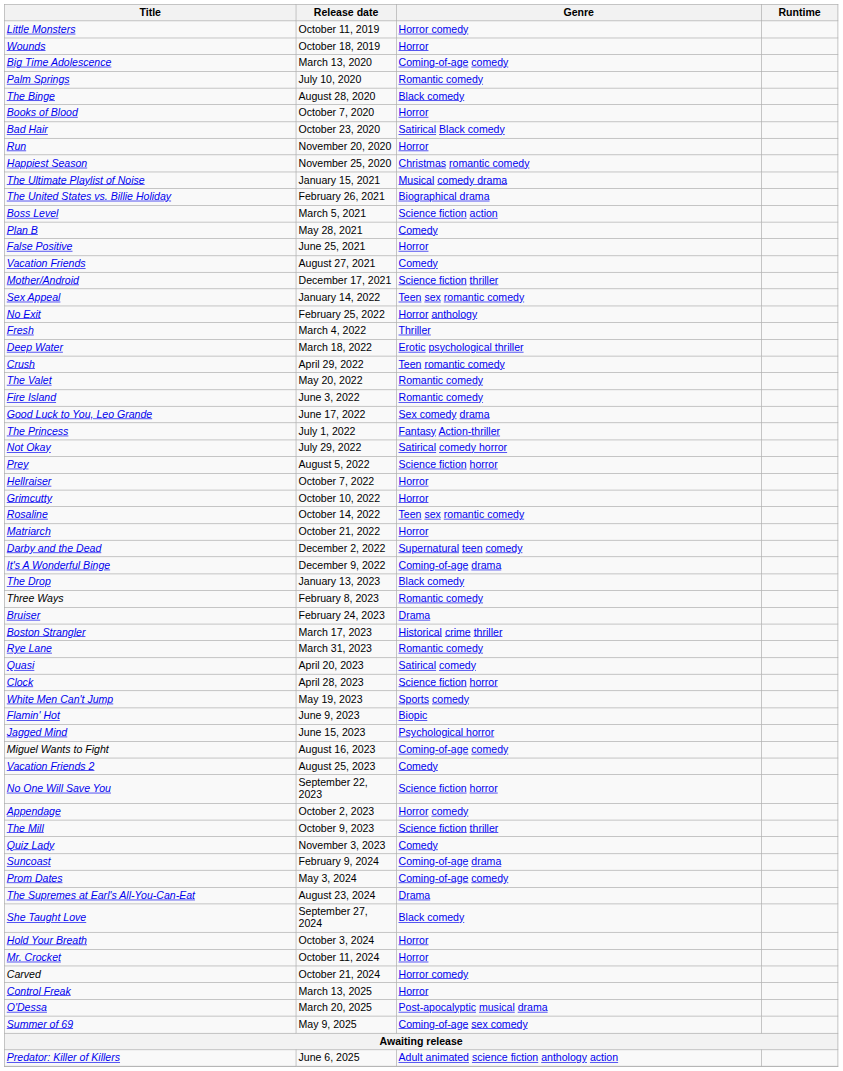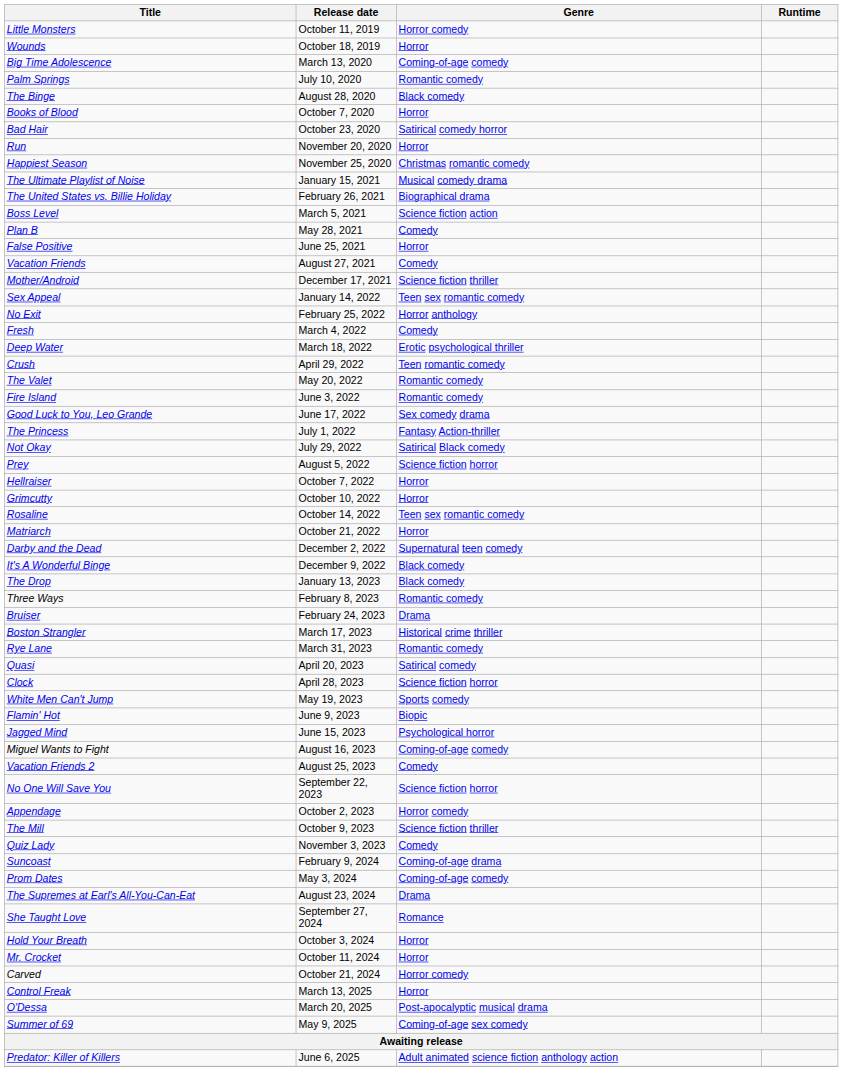(452, 130) Satirical Black comedy -> (453, 130) Satirical comedy horror
(415, 331) Thriller -> (418, 331) Comedy
(453, 448) Satirical comedy horror -> (452, 448) Satirical Black comedy
(450, 565) Coming-of-age drama -> (431, 565) Black comedy
(431, 918) Black comedy -> (421, 918) Romance
